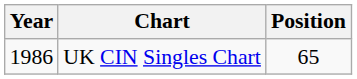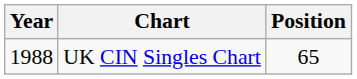(31, 56) 1986 -> (31, 56) 1988
